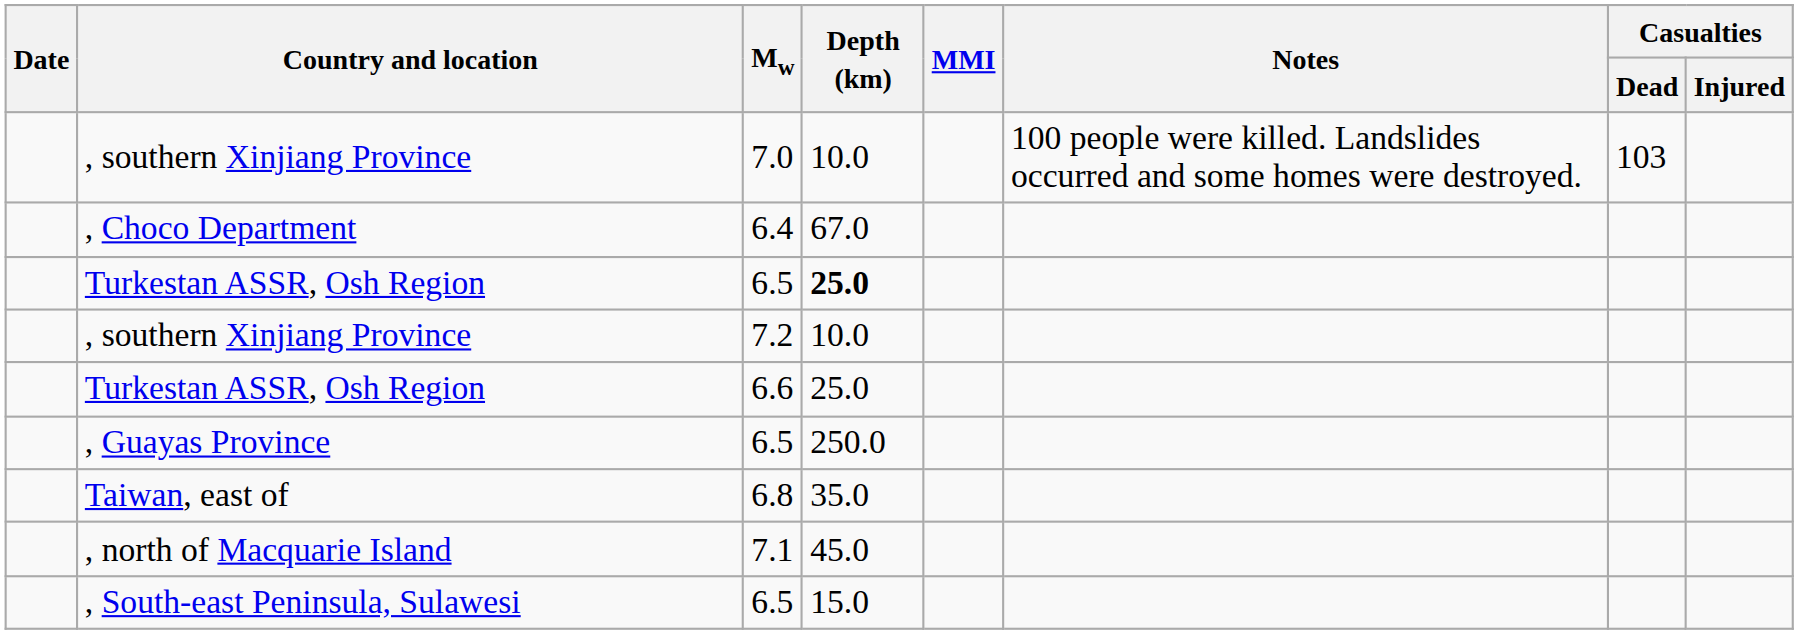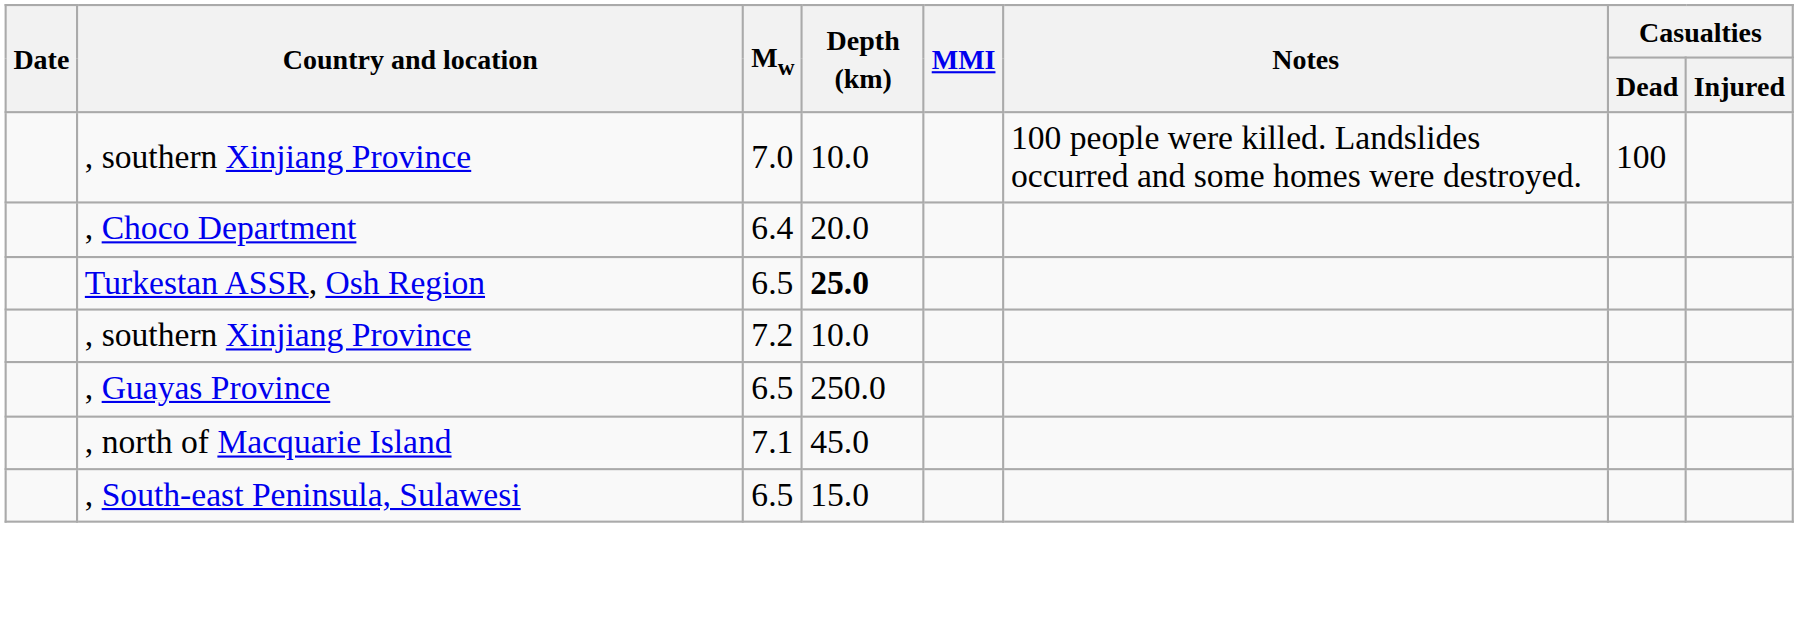(1641, 156) 103 -> (1641, 156) 100
(840, 228) 67.0 -> (840, 228) 20.0
- row: (285, 388)
- row: (187, 495)
